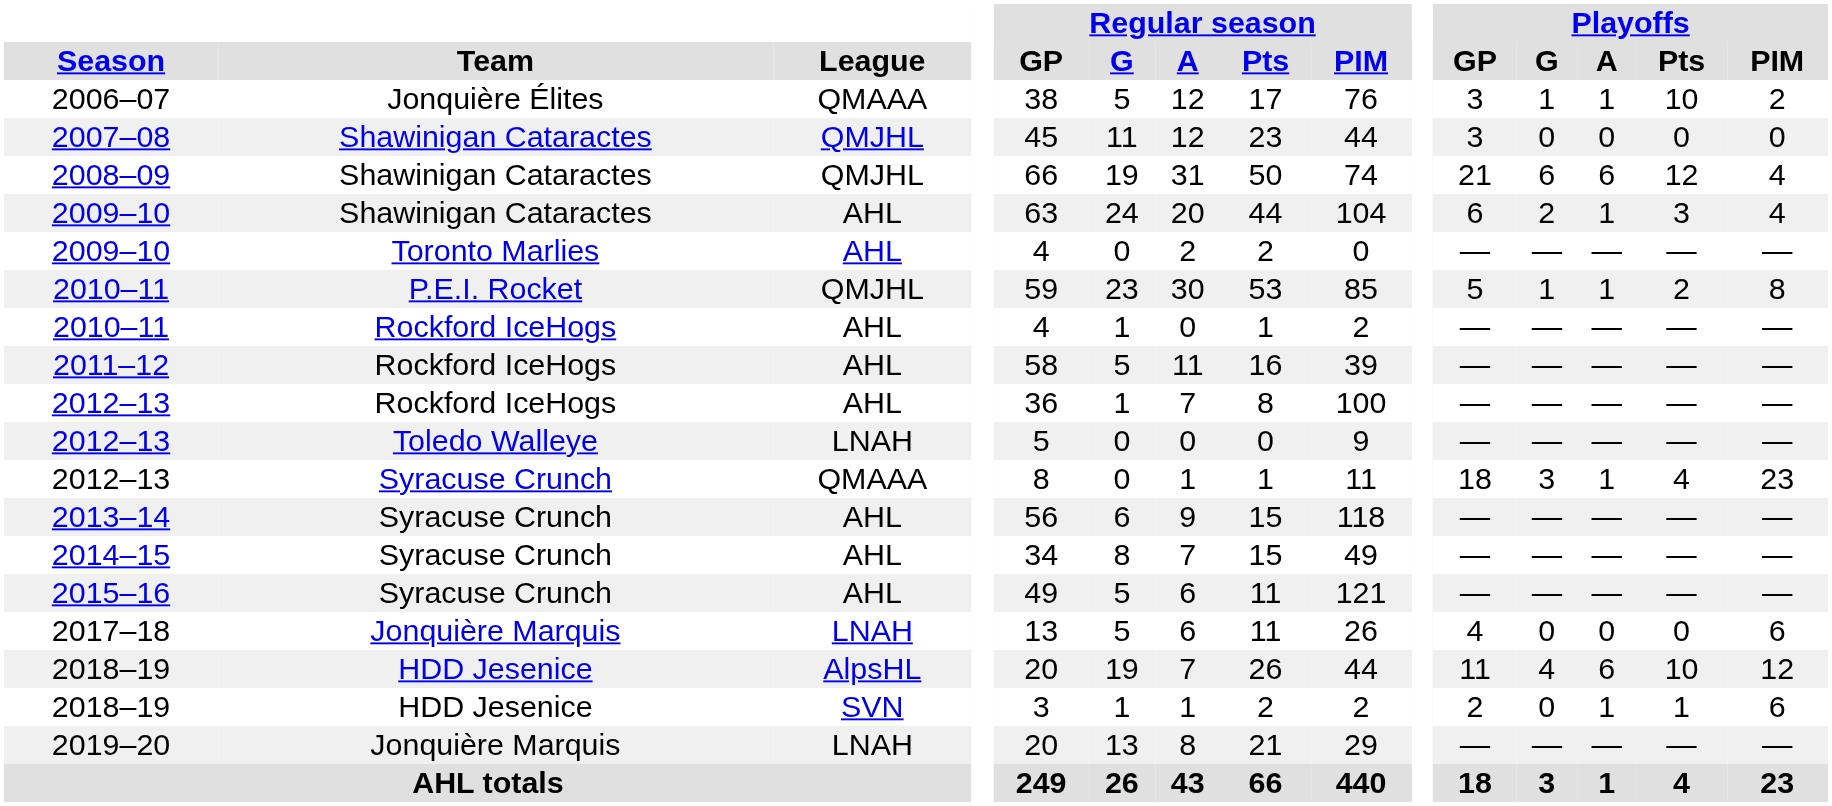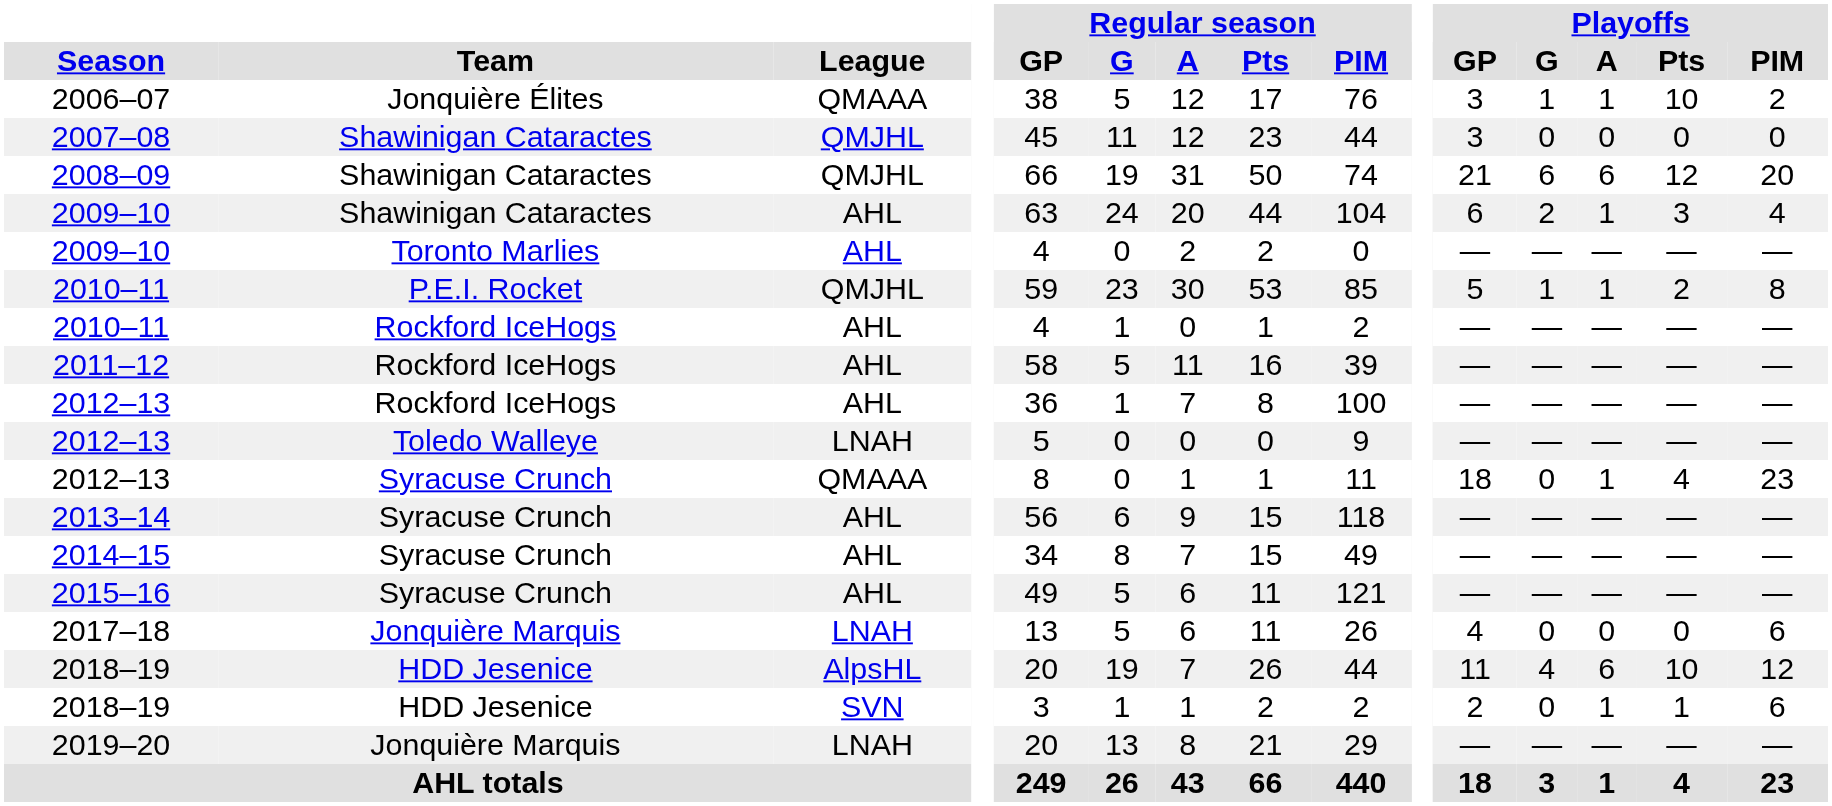(1777, 174) 4 -> (1777, 174) 20
(1547, 478) 3 -> (1547, 478) 0
